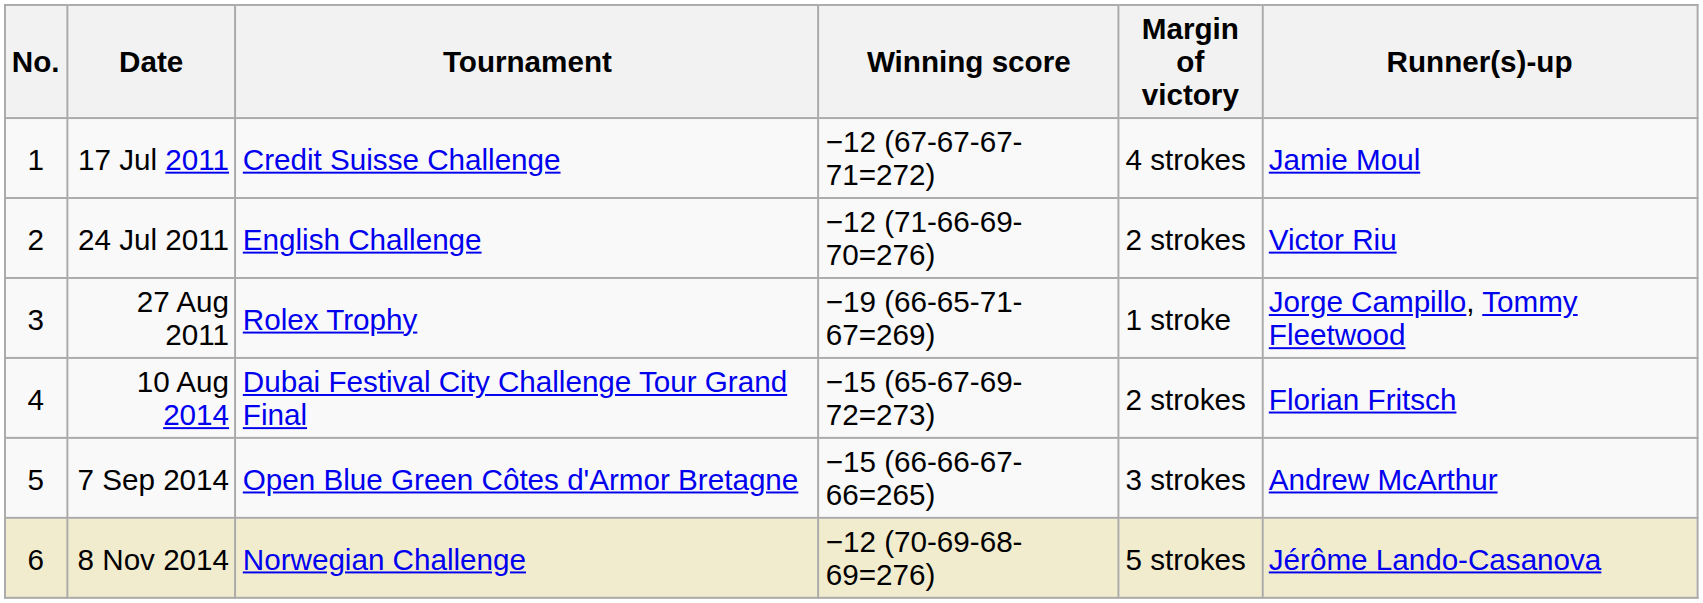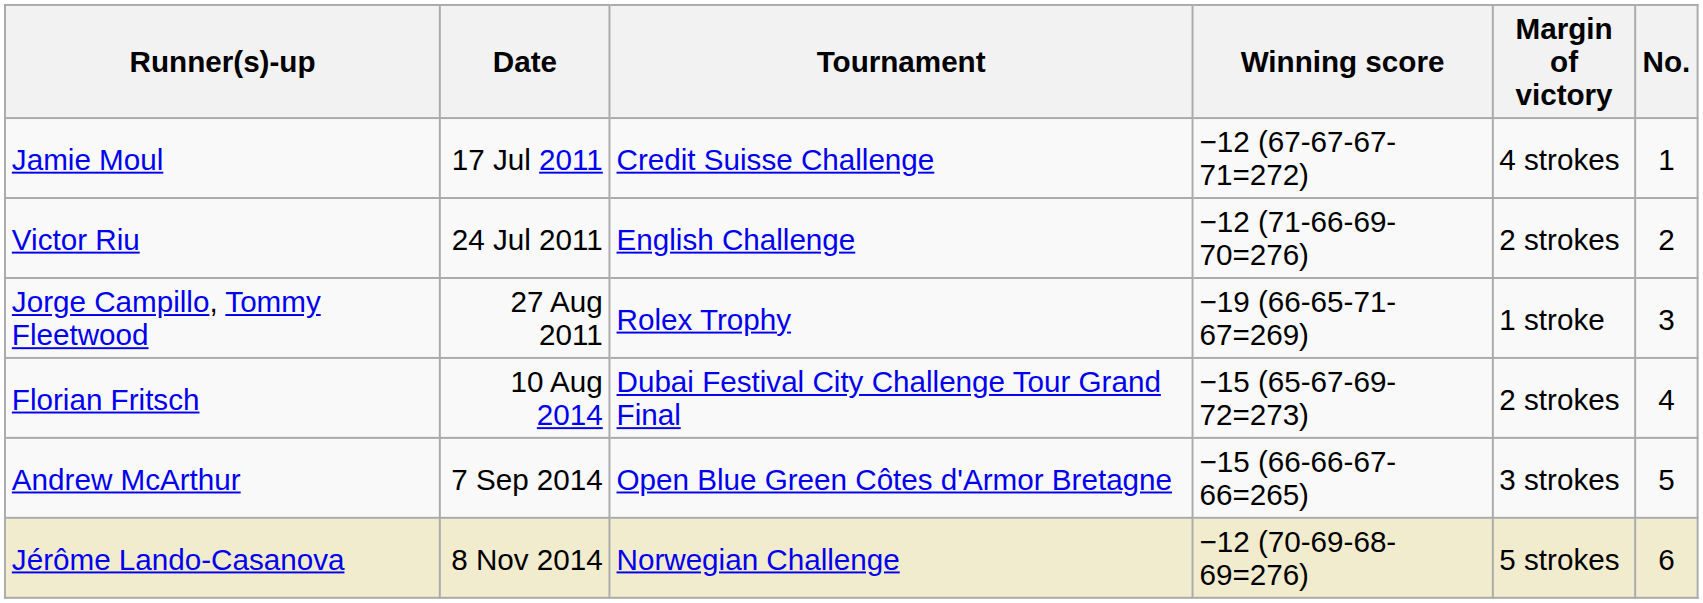columns swapped: (36, 62) <-> (1480, 62)
